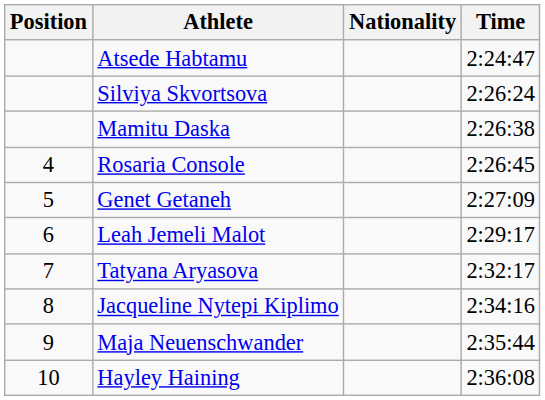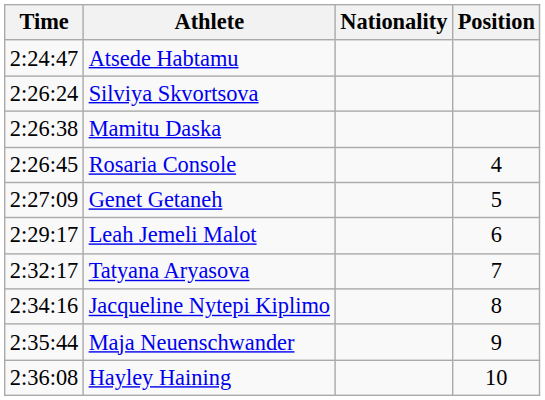columns swapped: (48, 22) <-> (501, 22)
